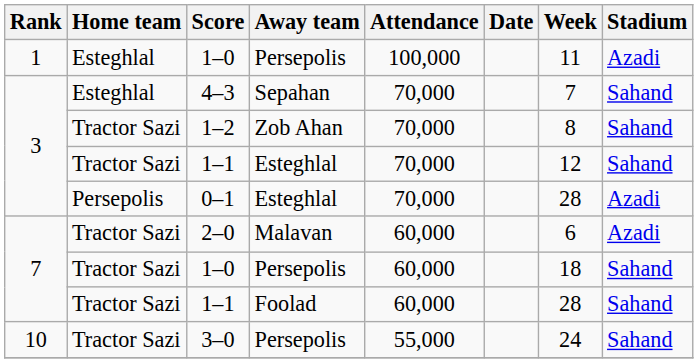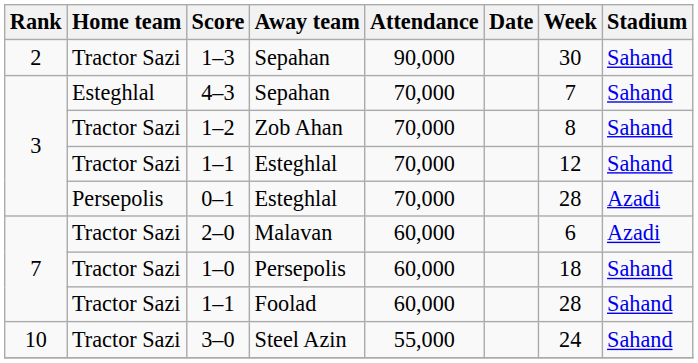- row: (36, 57)
+ row: (36, 57)
(300, 339) Persepolis -> (301, 339) Steel Azin
